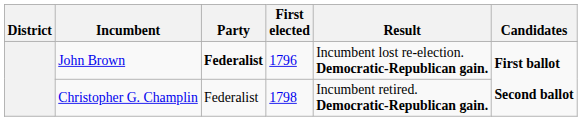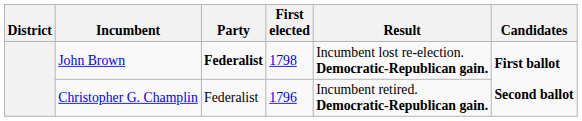(283, 60) 1796 -> (283, 60) 1798
(283, 97) 1798 -> (283, 97) 1796
